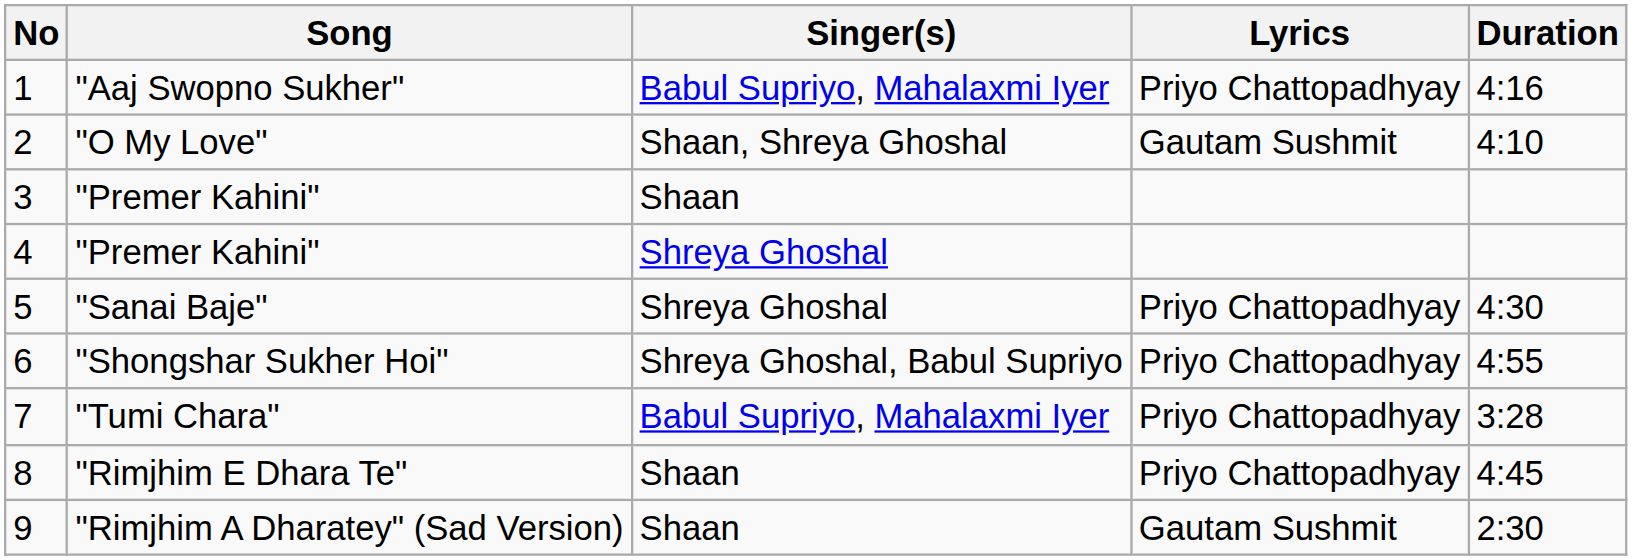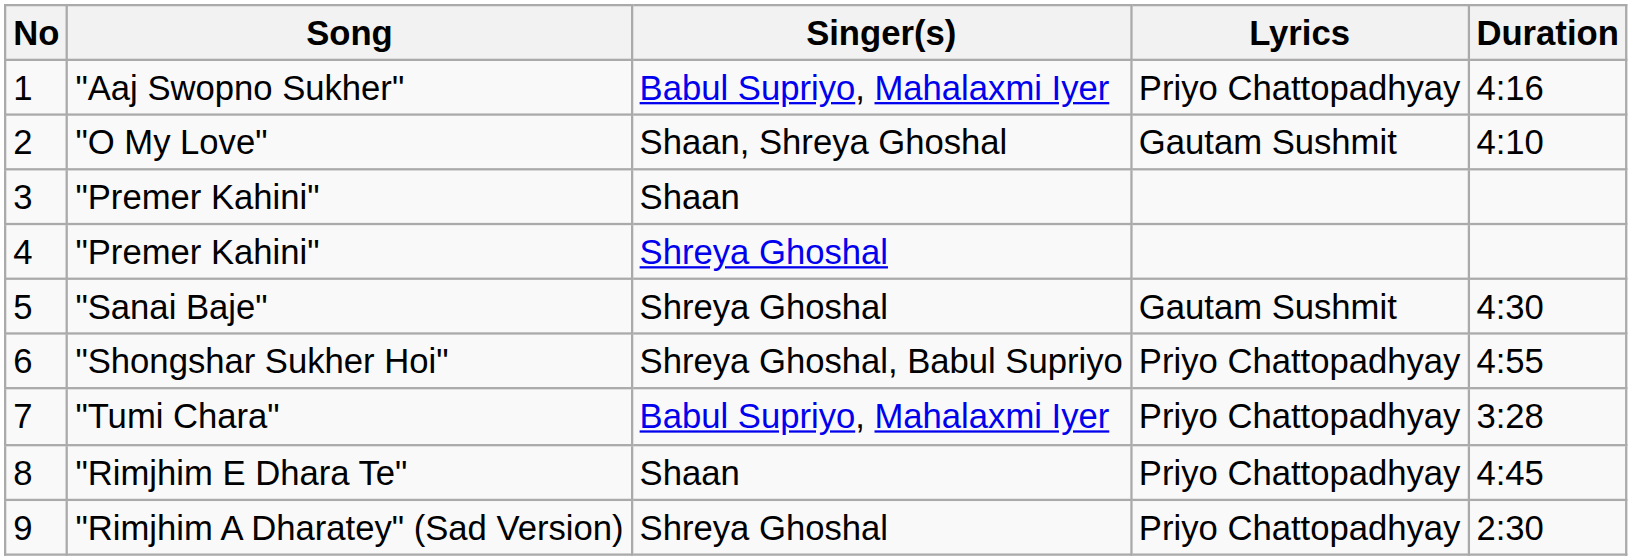(1300, 307) Priyo Chattopadhyay -> (1268, 307) Gautam Sushmit
(690, 527) Shaan -> (764, 527) Shreya Ghoshal
(1268, 527) Gautam Sushmit -> (1300, 527) Priyo Chattopadhyay
